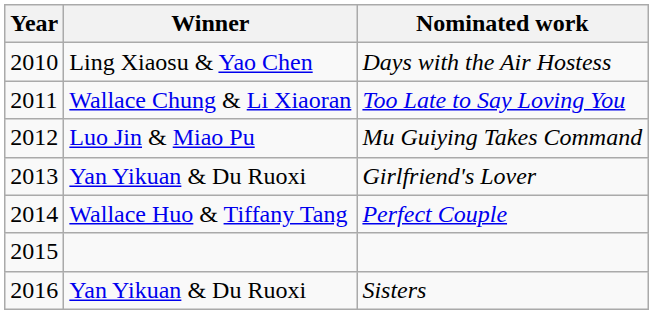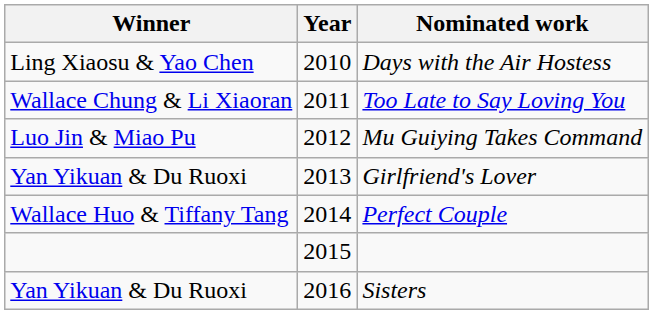columns swapped: (34, 23) <-> (210, 23)
